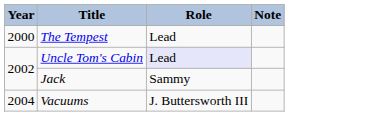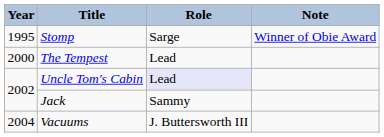+ row: (57, 36)
